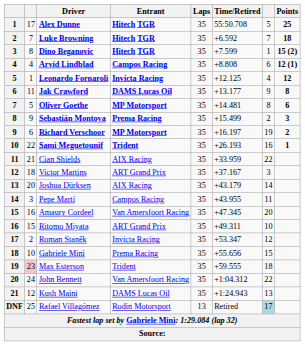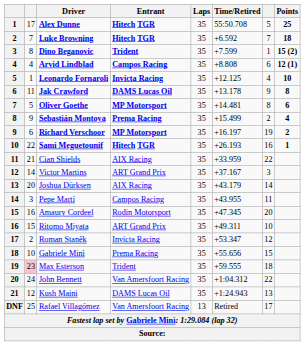(134, 51) Hitech TGR -> (125, 51) Trident
(287, 78) 12 -> (287, 78) 10
(228, 91) +13.177 -> (228, 91) +13.178
(287, 118) 3 -> (287, 118) 4
(125, 145) Trident -> (134, 145) Hitech TGR
(31, 172) 18 -> (31, 172) 14
(151, 212) Van Amersfoort Racing -> (142, 212) Rodin Motorsport
(142, 306) Rodin Motorsport -> (151, 306) Van Amersfoort Racing
(268, 306) lightblue background -> (268, 306) no background
